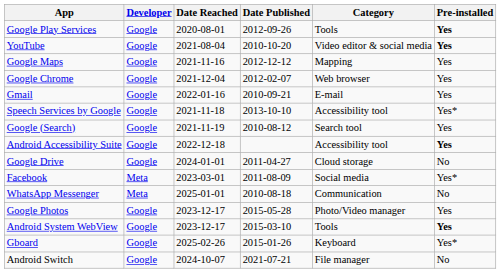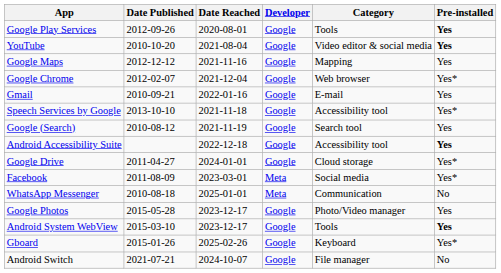columns swapped: (149, 12) <-> (276, 12)
(444, 78) Yes -> (447, 78) Yes*
(443, 161) No -> (447, 161) Yes*
